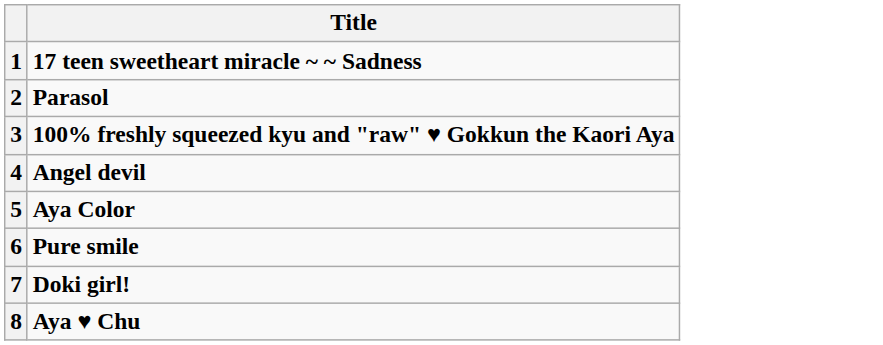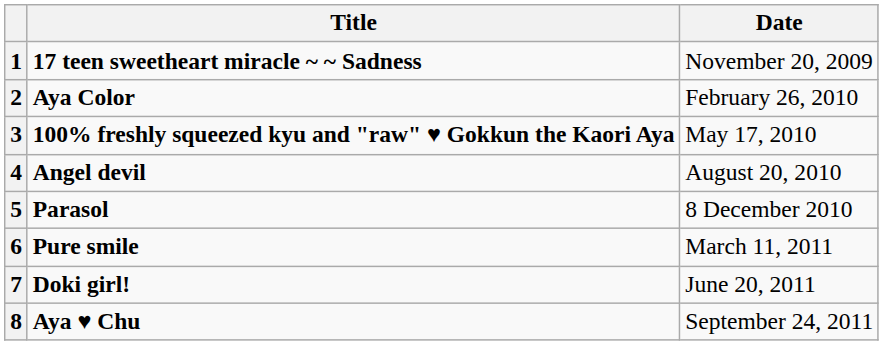+ column: (779, 23)
(71, 97) Parasol -> (84, 97) Aya Color
(84, 209) Aya Color -> (71, 209) Parasol
